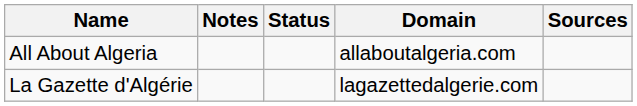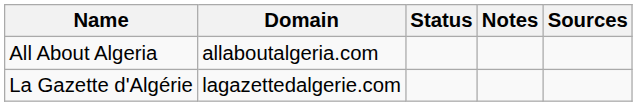columns swapped: (439, 20) <-> (230, 20)
